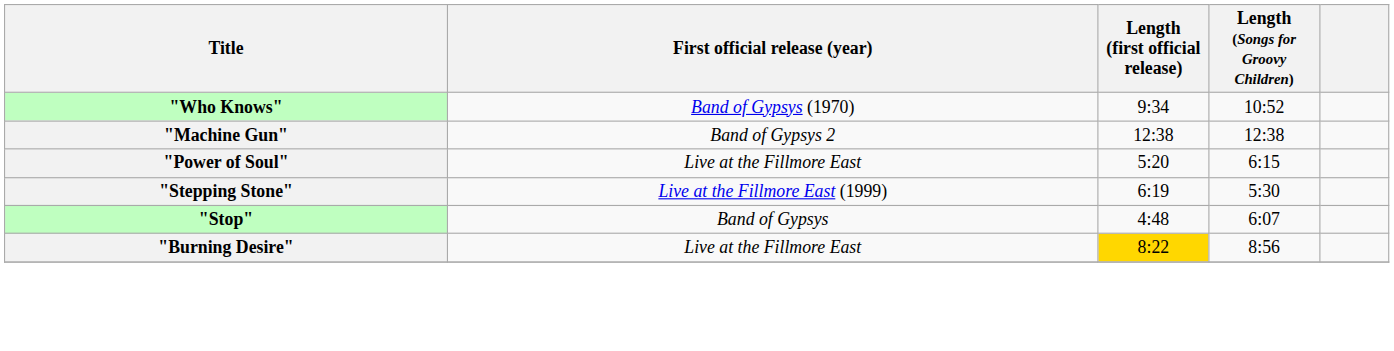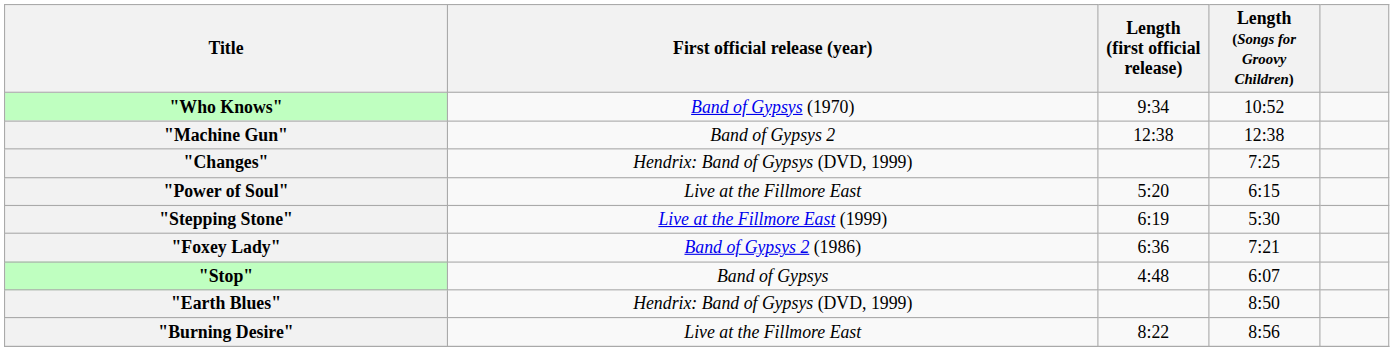+ row: (226, 163)
+ row: (226, 247)
+ row: (226, 303)
(1153, 247) gold background -> (1153, 332) no background
